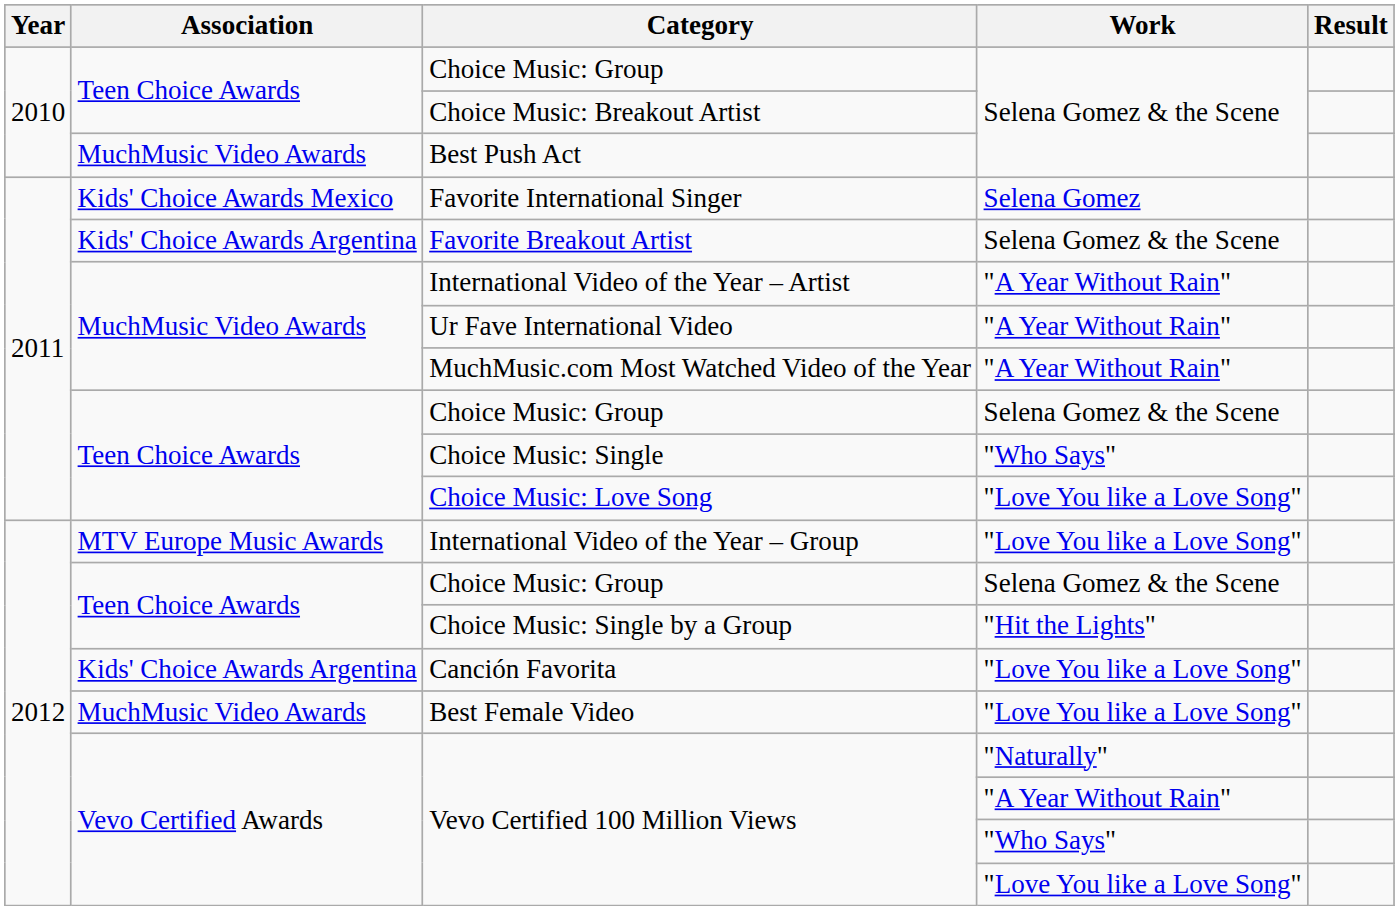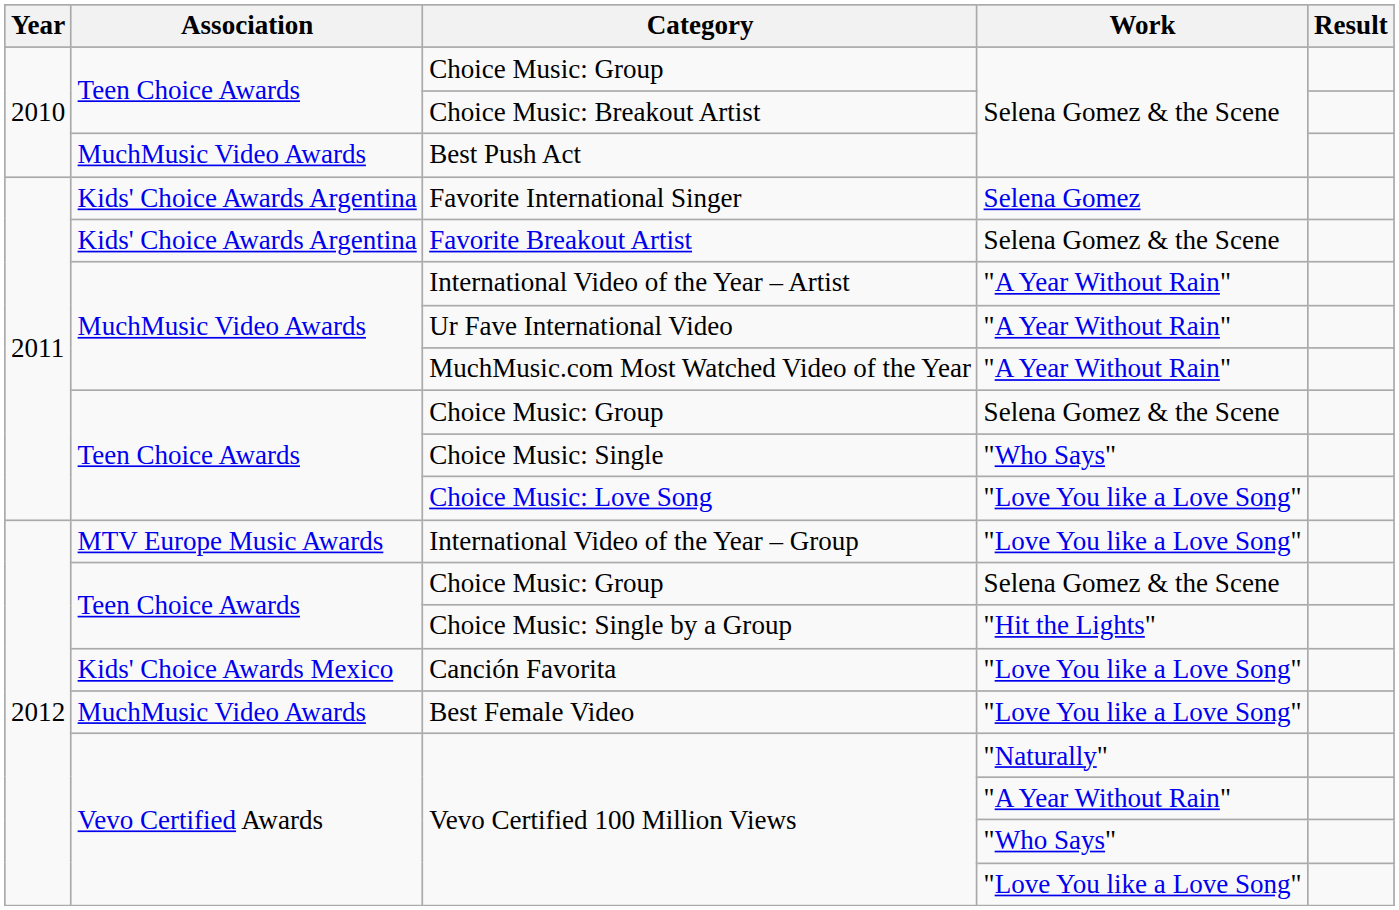(235, 197) Kids' Choice Awards Mexico -> (247, 197) Kids' Choice Awards Argentina
(247, 669) Kids' Choice Awards Argentina -> (235, 669) Kids' Choice Awards Mexico
